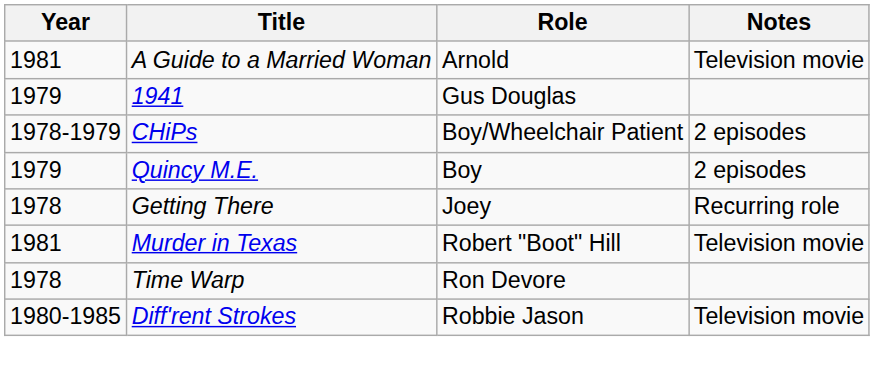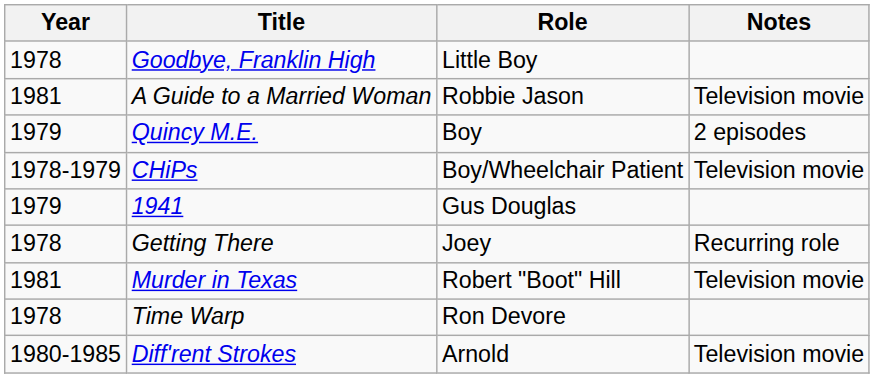+ row: (254, 59)
(476, 59) Arnold -> (513, 96) Robbie Jason
rows swapped: (195, 170) <-> (158, 96)
(750, 133) 2 episodes -> (779, 170) Television movie
(513, 317) Robbie Jason -> (476, 354) Arnold
